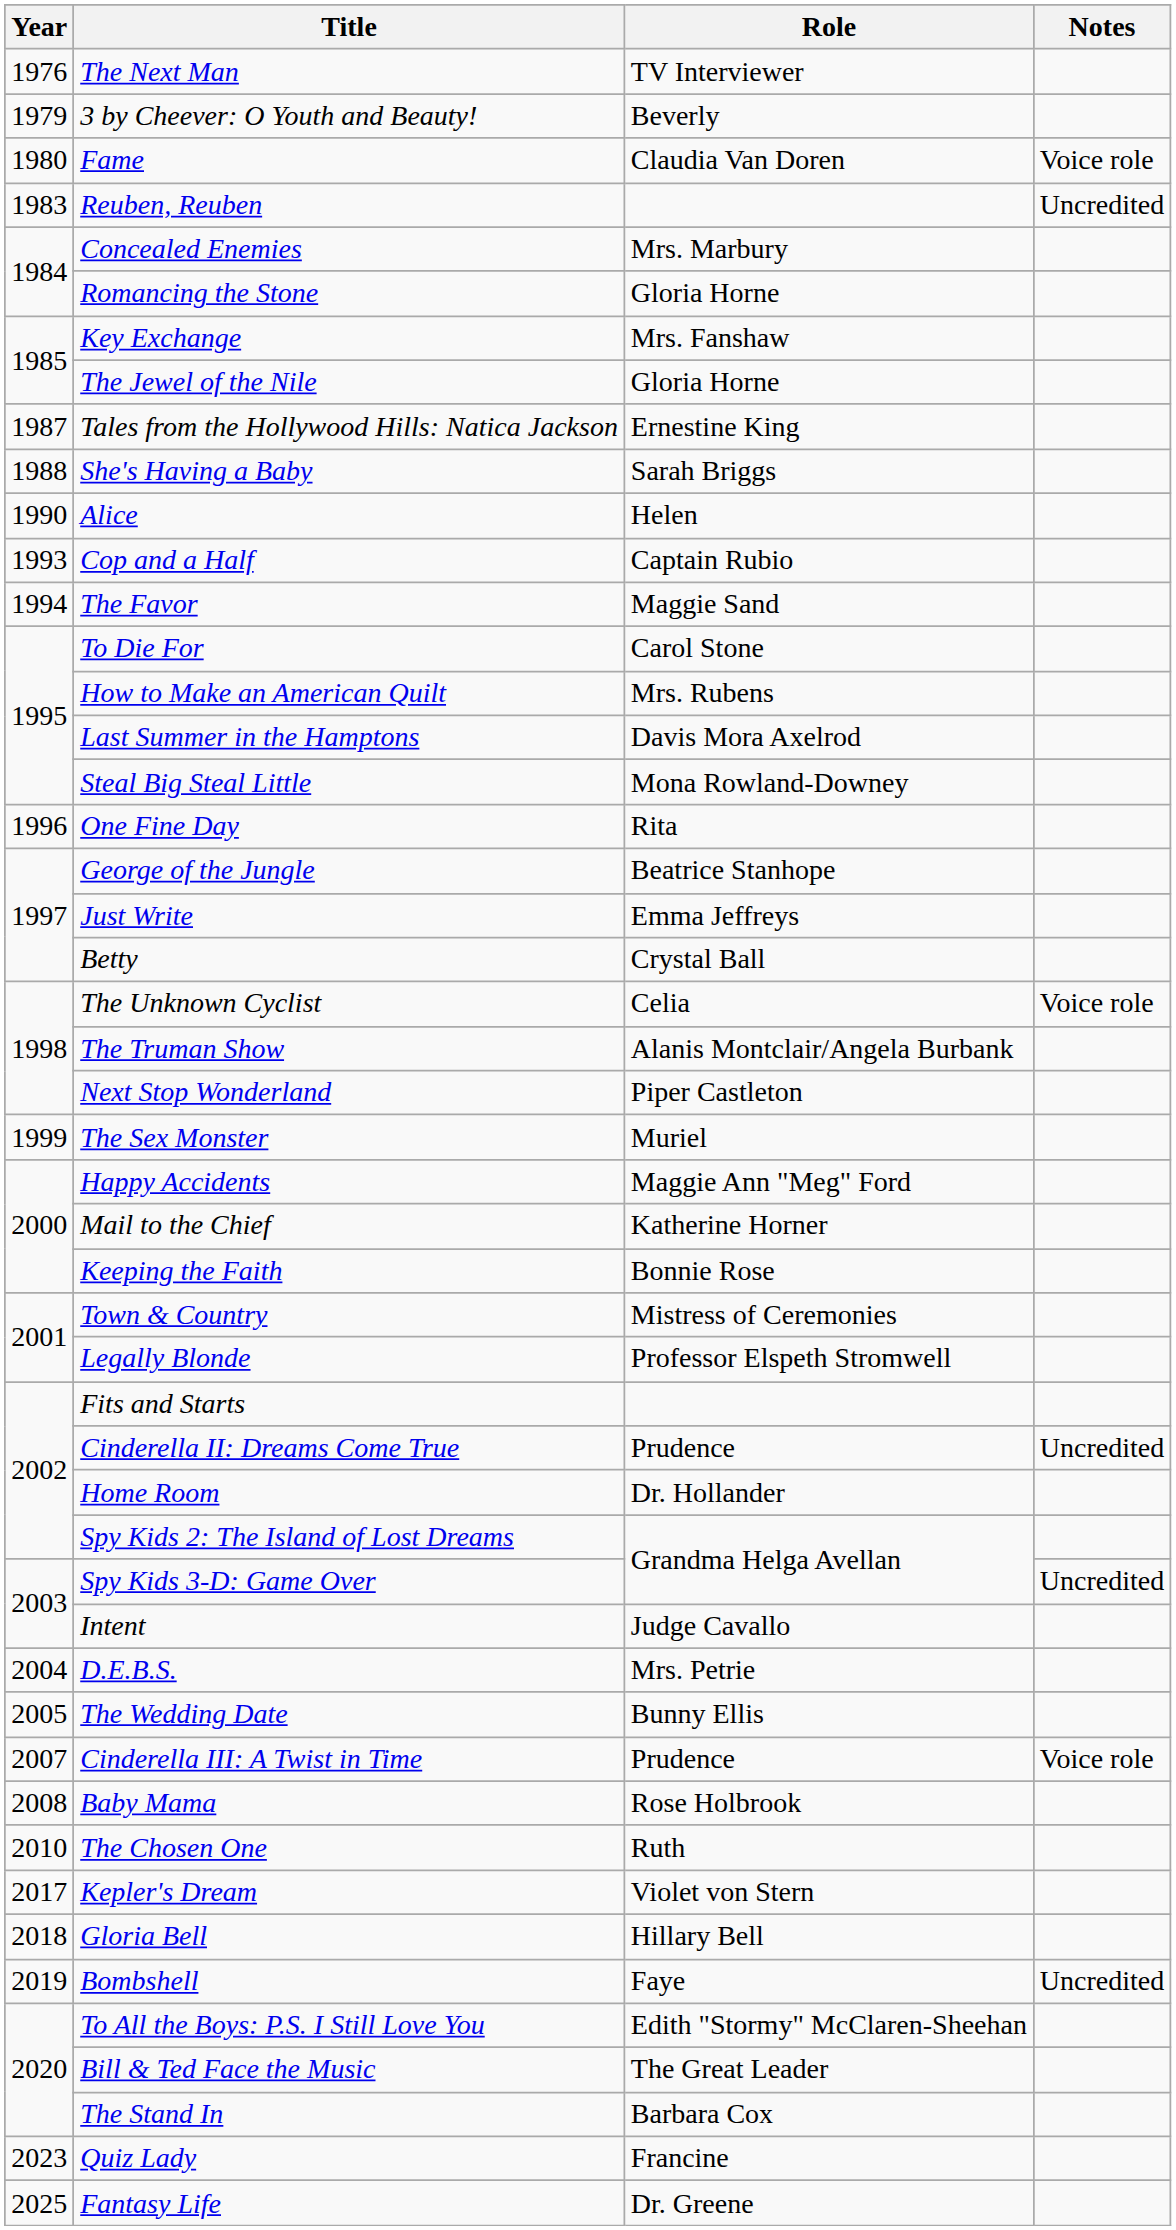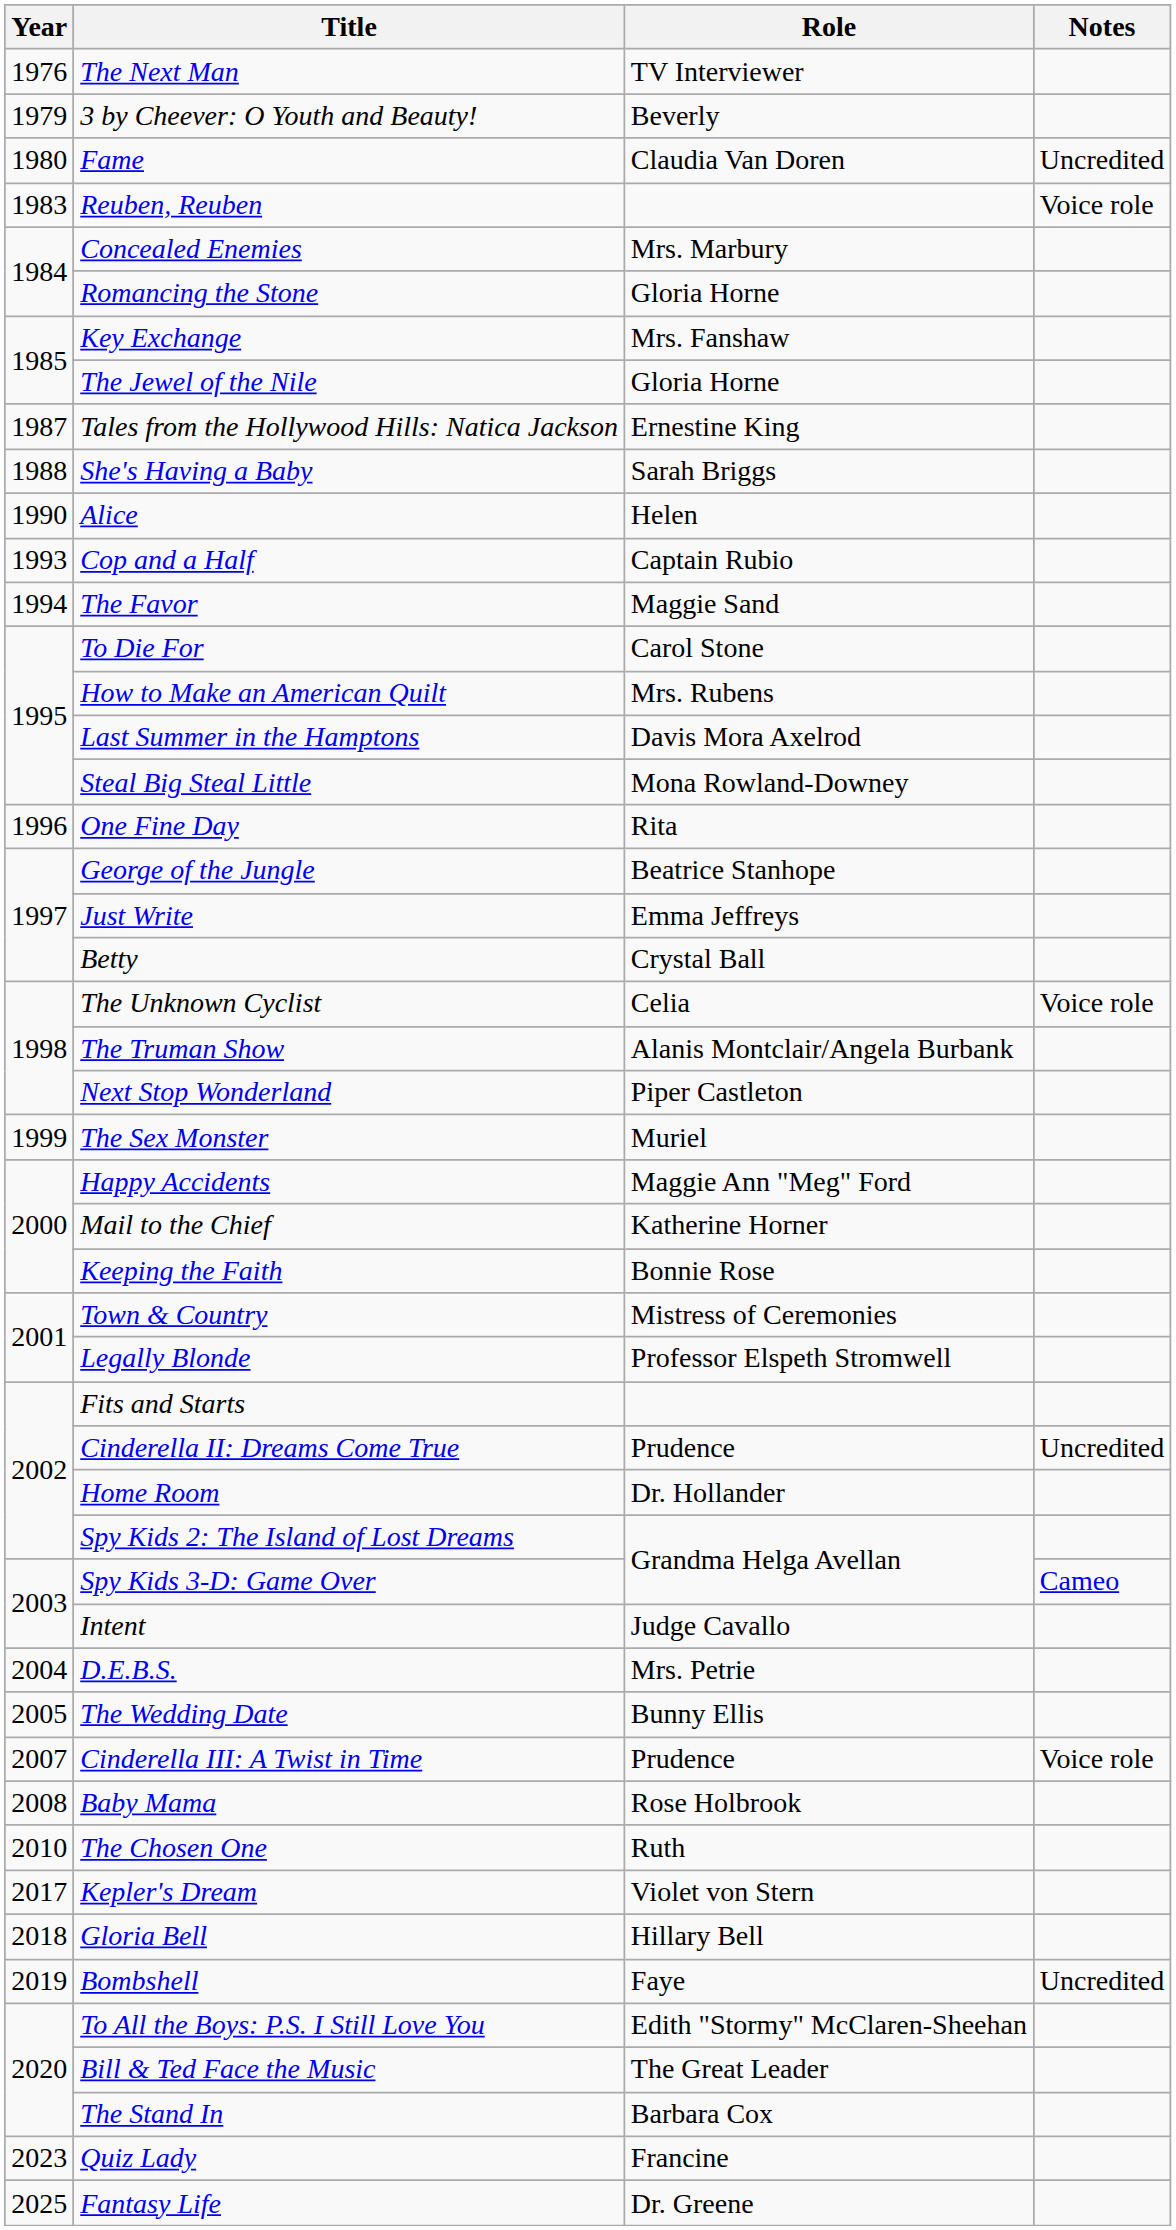(1097, 159) Voice role -> (1102, 159) Uncredited
(1102, 204) Uncredited -> (1097, 204) Voice role
(1102, 1580) Uncredited -> (1080, 1580) Cameo
